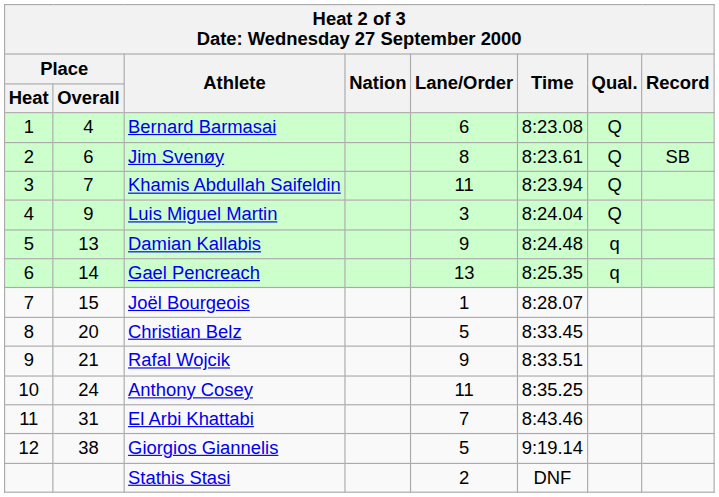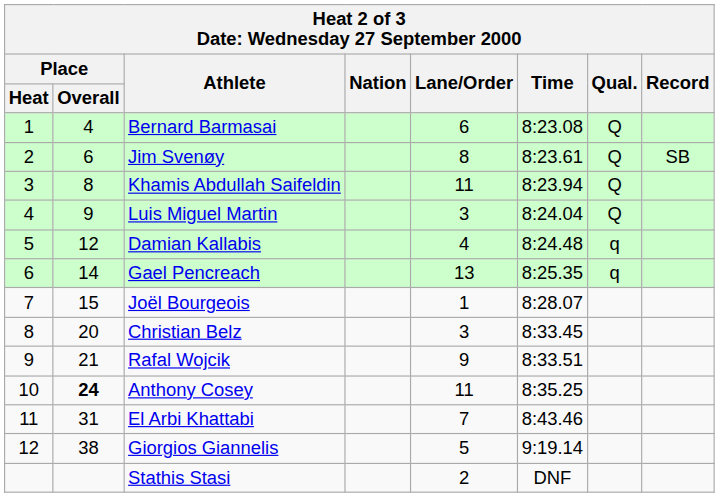(88, 185) 7 -> (88, 185) 8
(88, 244) 13 -> (88, 244) 12
(464, 244) 9 -> (464, 244) 4
(464, 331) 5 -> (464, 331) 3
(88, 389) normal -> (88, 389) bold
